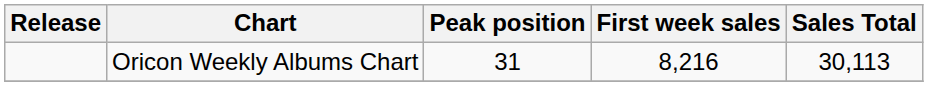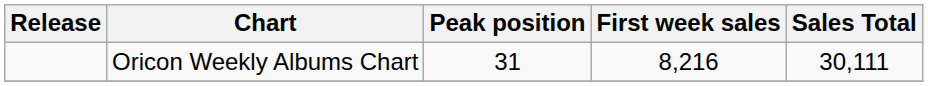(854, 61) 30,113 -> (854, 61) 30,111
